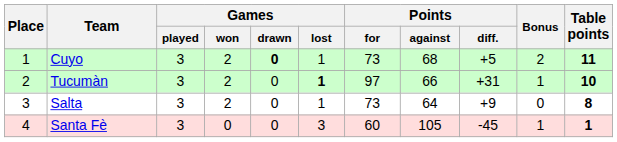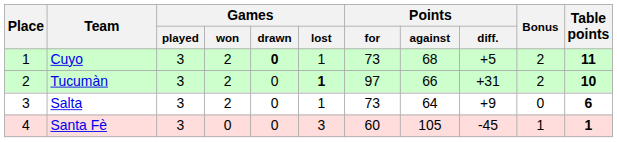(540, 81) 1 -> (540, 81) 2
(588, 103) 8 -> (588, 103) 6
